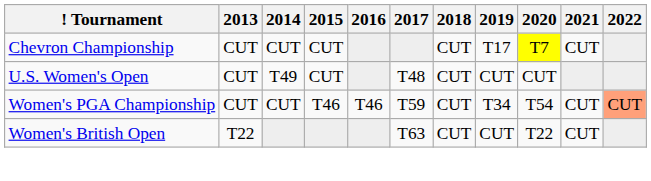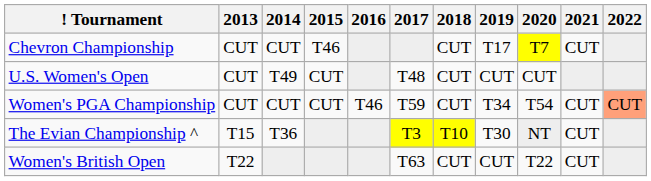(326, 47) CUT -> (326, 47) T46
(326, 104) T46 -> (326, 104) CUT
+ row: (103, 133)
